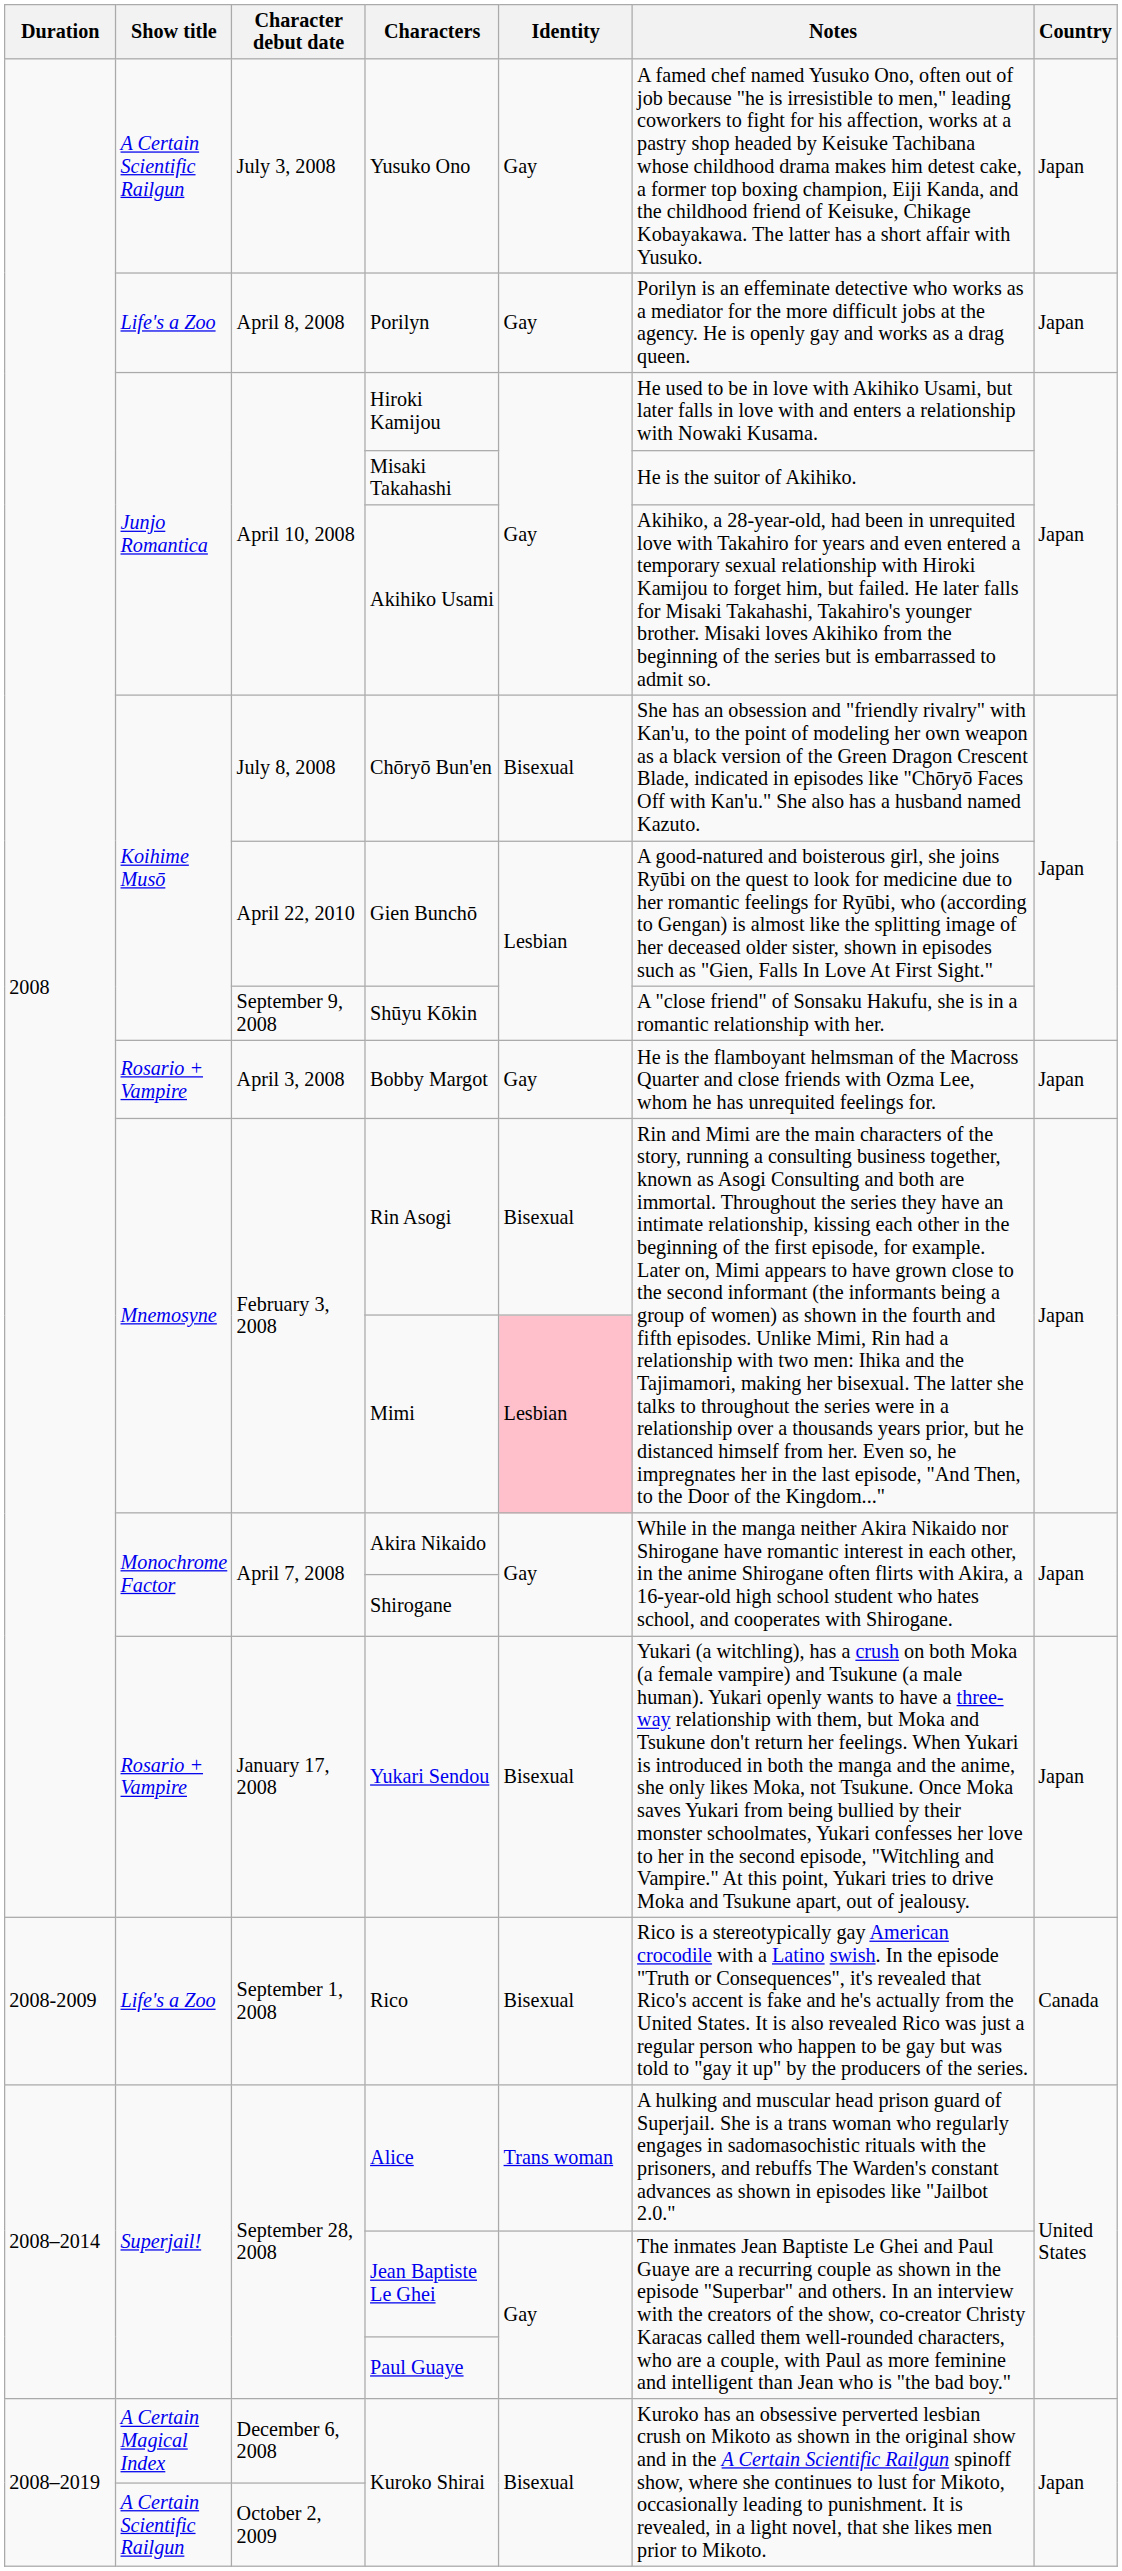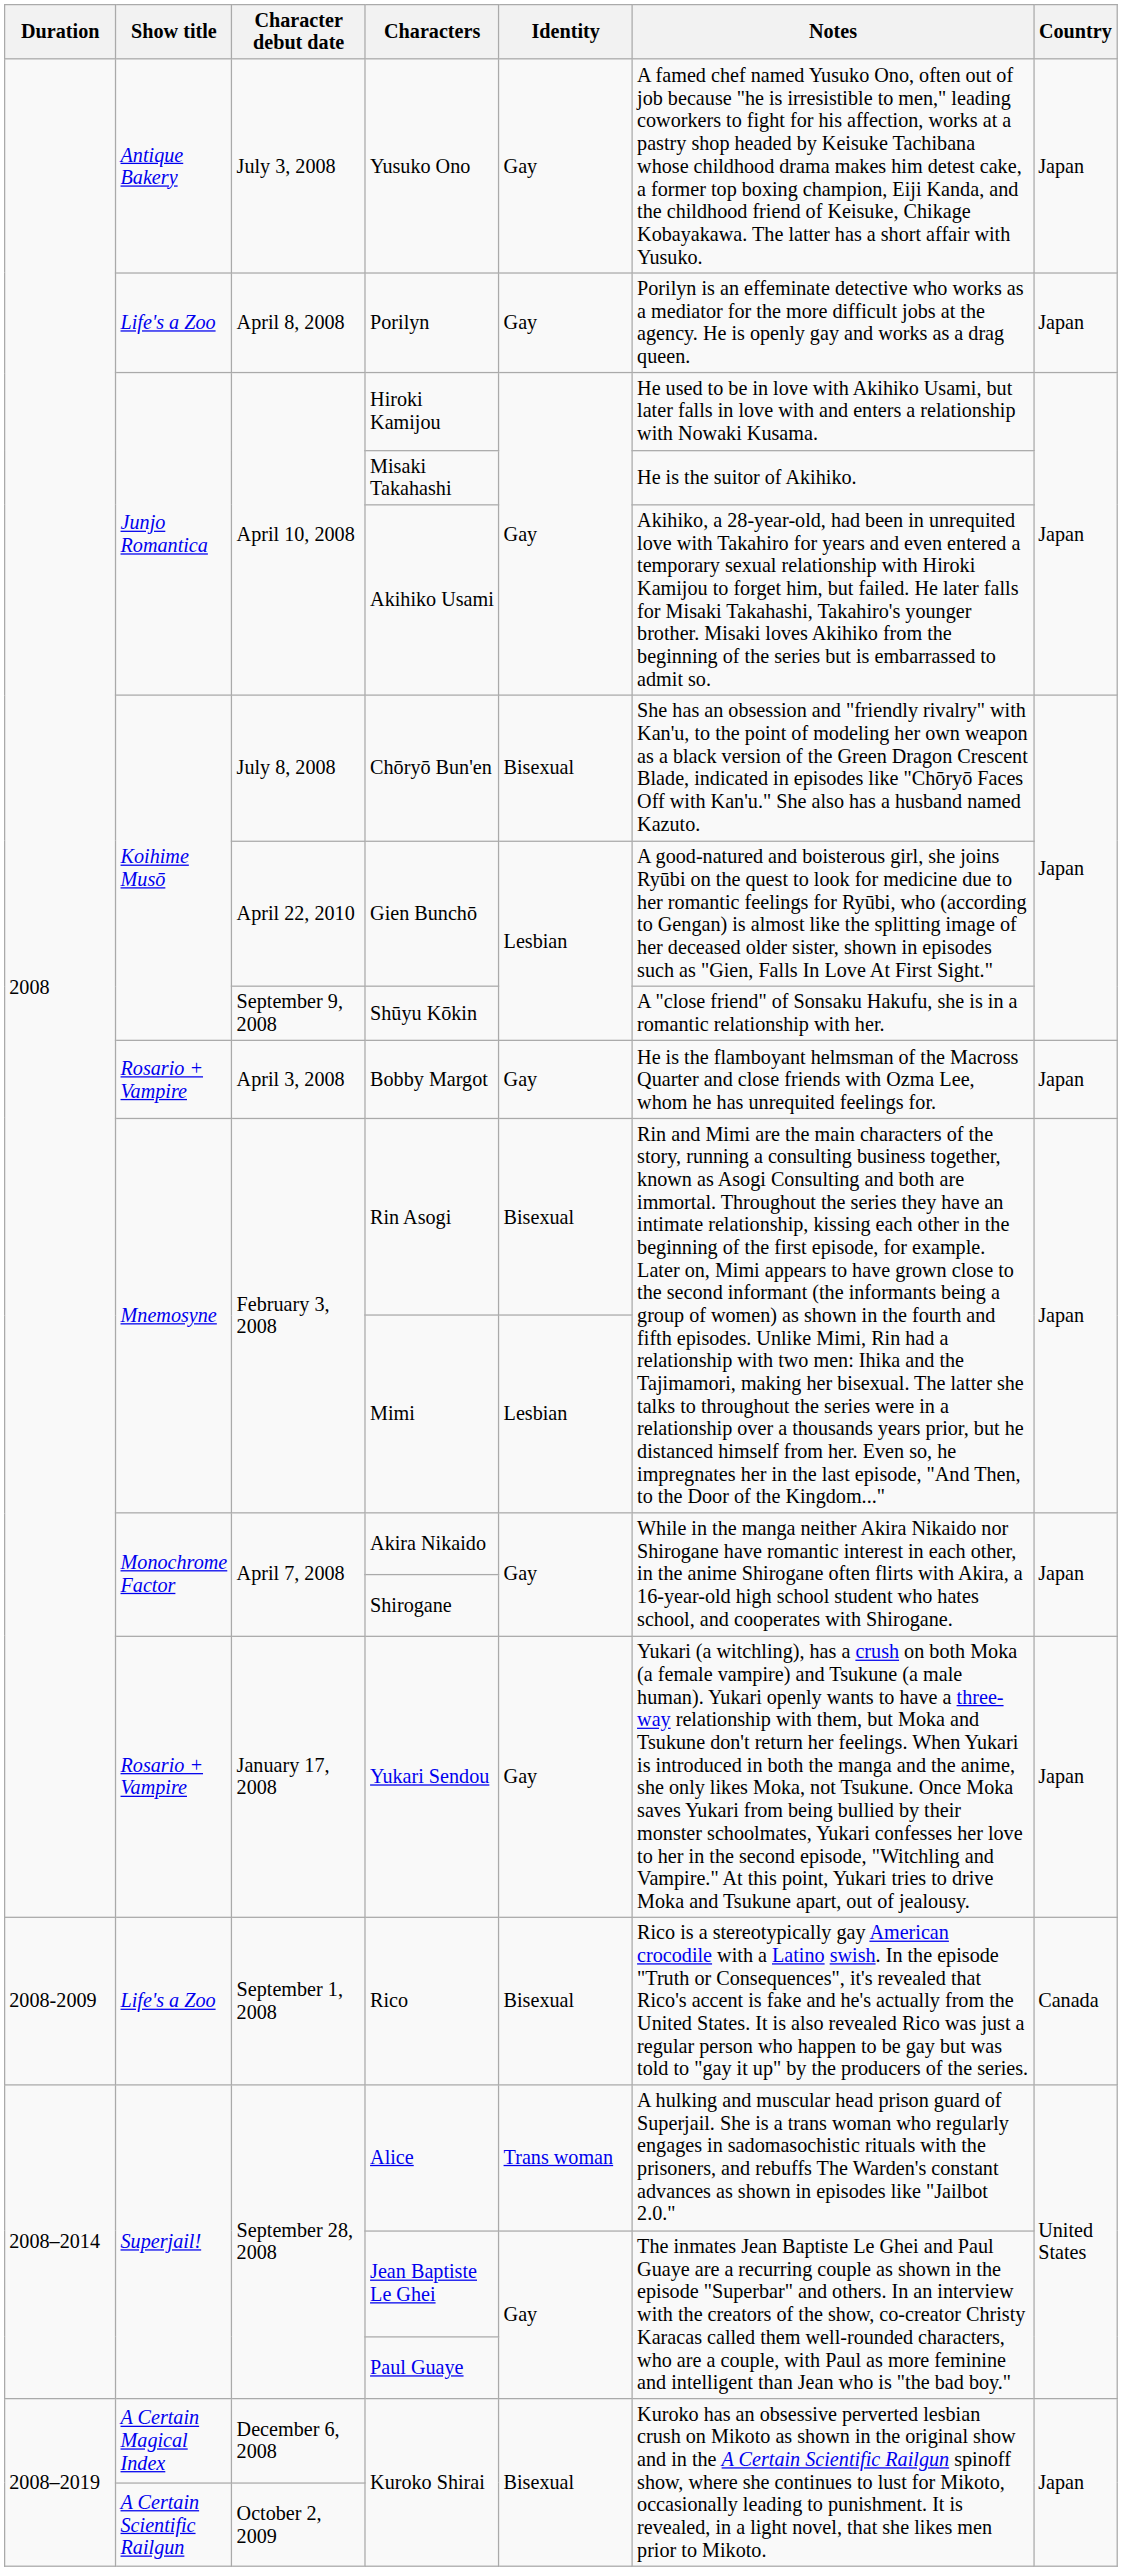(160, 165) A Certain Scientific Railgun -> (152, 165) Antique Bakery
(535, 1414) pink background -> (535, 1414) no background
(539, 1776) Bisexual -> (520, 1776) Gay
